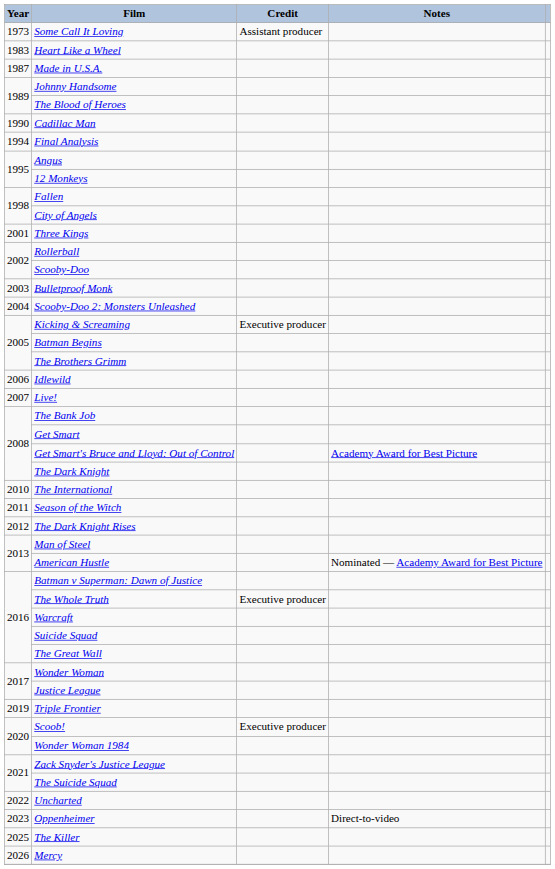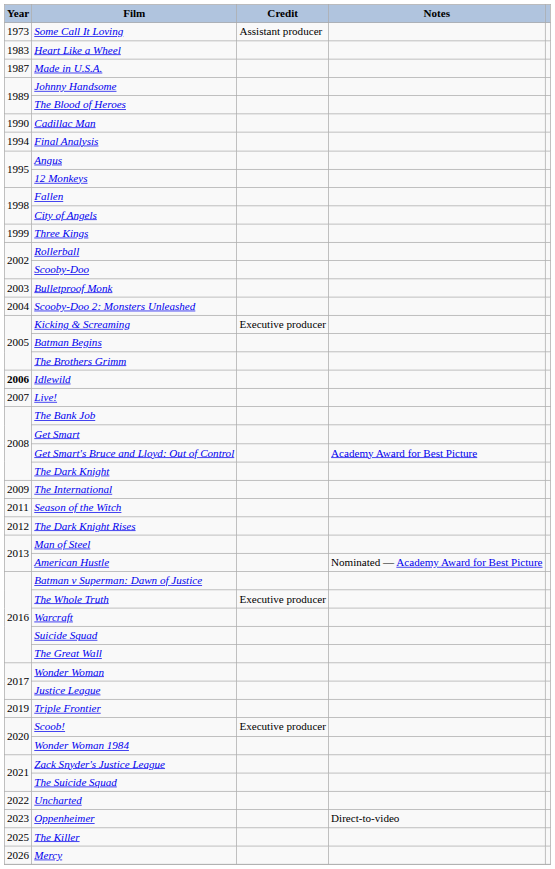(18, 233) 2001 -> (18, 233) 1999
(18, 379) normal -> (18, 379) bold
(18, 489) 2010 -> (18, 489) 2009
